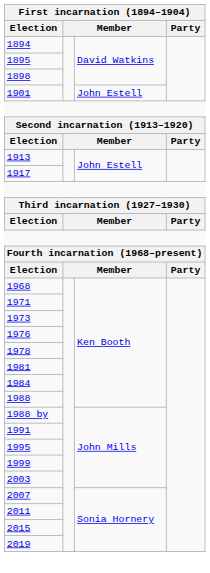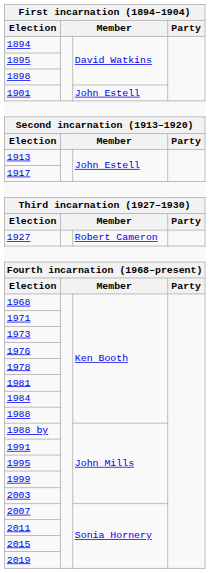+ row: (19, 238)
